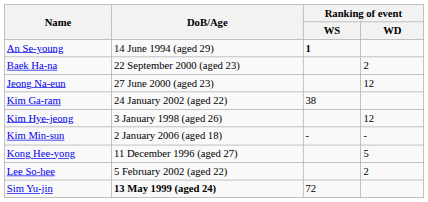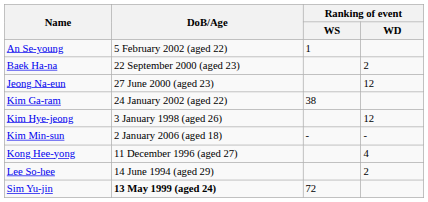(164, 48) 14 June 1994 (aged 29) -> (171, 48) 5 February 2002 (aged 22)
(308, 48) bold -> (308, 48) normal
(366, 153) 5 -> (366, 153) 4
(171, 171) 5 February 2002 (aged 22) -> (164, 171) 14 June 1994 (aged 29)
